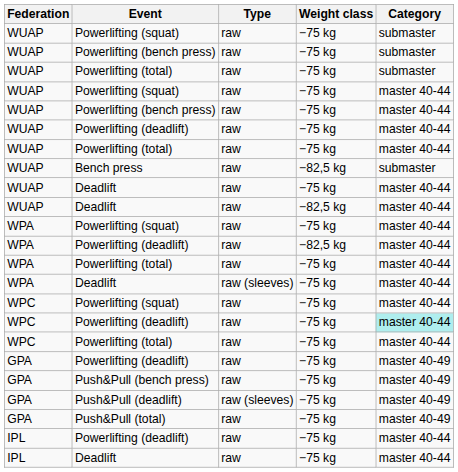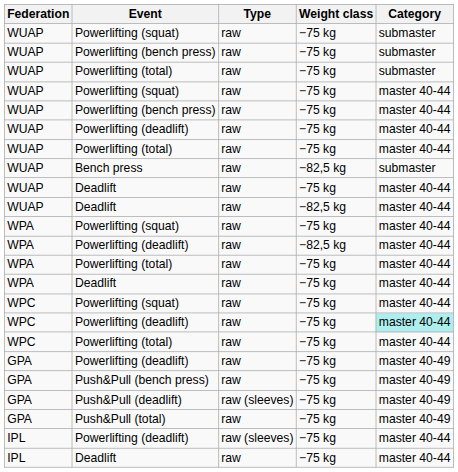(257, 284) raw (sleeves) -> (231, 284) raw
(231, 438) raw -> (257, 438) raw (sleeves)
